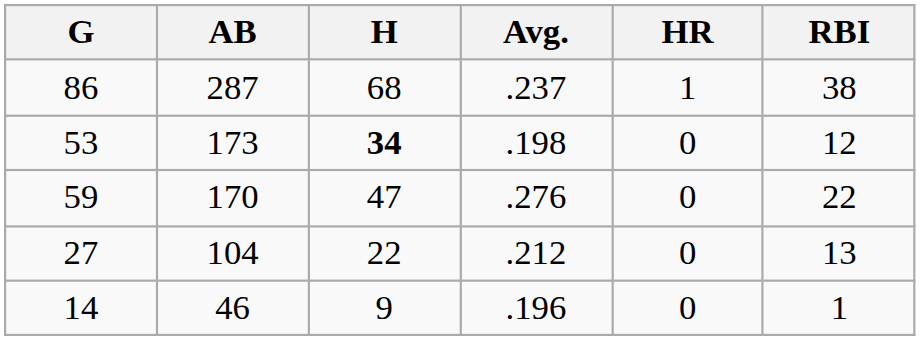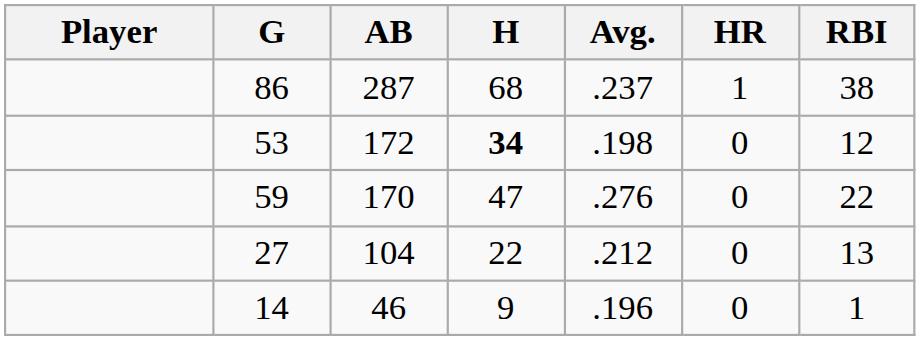+ column: (109, 32)
(233, 142) 173 -> (389, 142) 172
